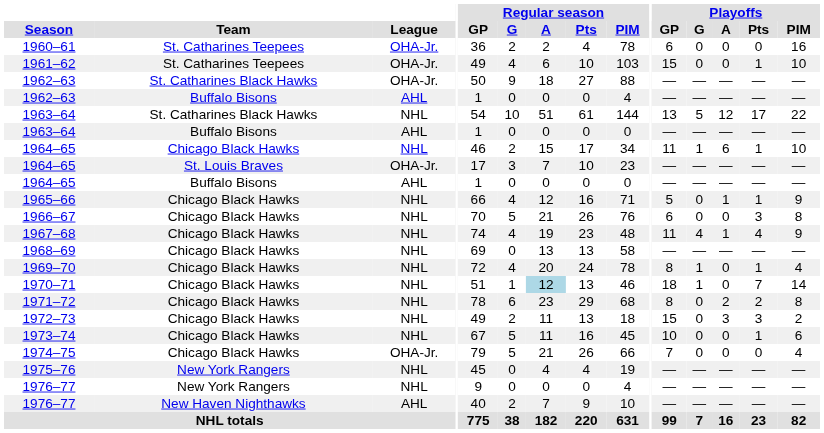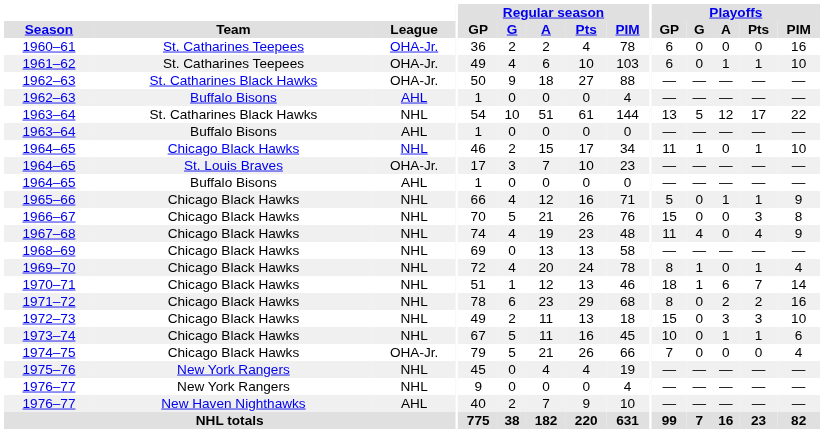(669, 63) 15 -> (669, 63) 6
(726, 63) 0 -> (726, 63) 1
(726, 148) 6 -> (726, 148) 0
(669, 216) 6 -> (669, 216) 15
(726, 233) 1 -> (726, 233) 0
(546, 284) lightblue background -> (546, 284) no background
(726, 284) 0 -> (726, 284) 6
(799, 301) 8 -> (799, 301) 16
(799, 318) 2 -> (799, 318) 10
(726, 335) 0 -> (726, 335) 1
